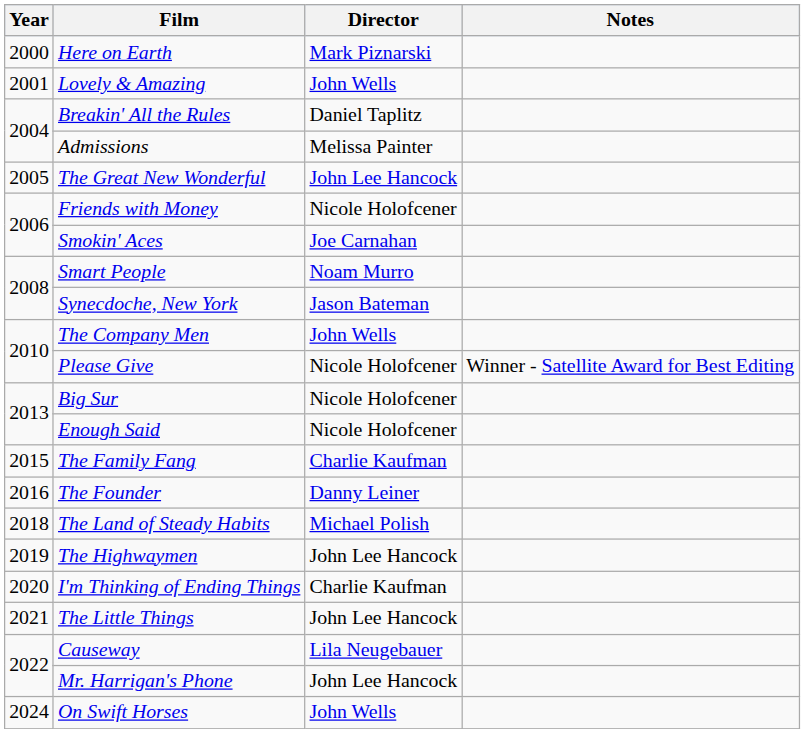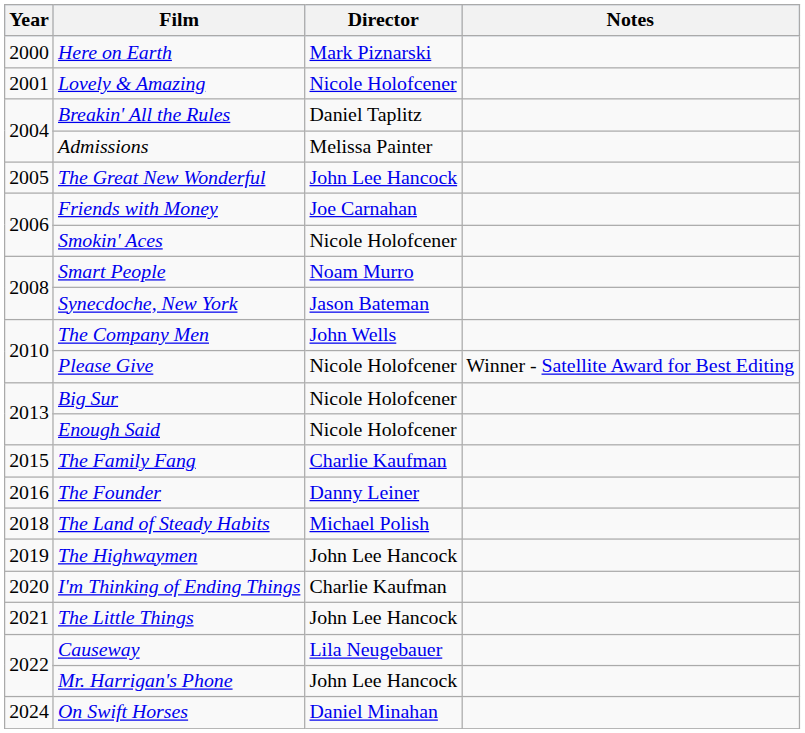(353, 83) John Wells -> (383, 83) Nicole Holofcener
(383, 209) Nicole Holofcener -> (363, 209) Joe Carnahan
(363, 240) Joe Carnahan -> (383, 240) Nicole Holofcener
(353, 712) John Wells -> (374, 712) Daniel Minahan
